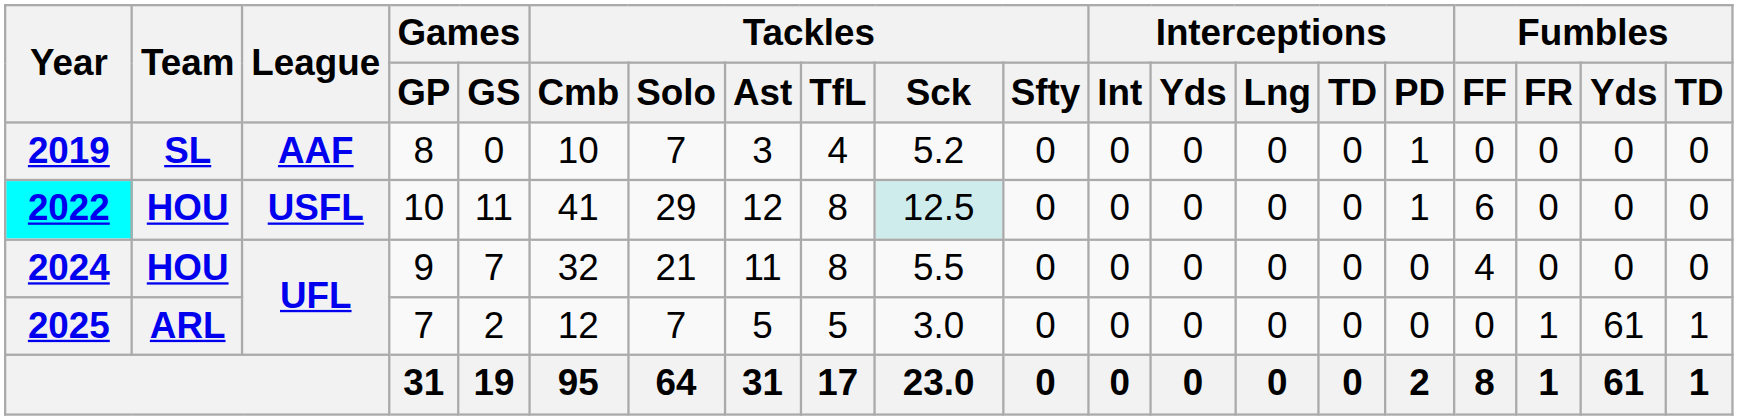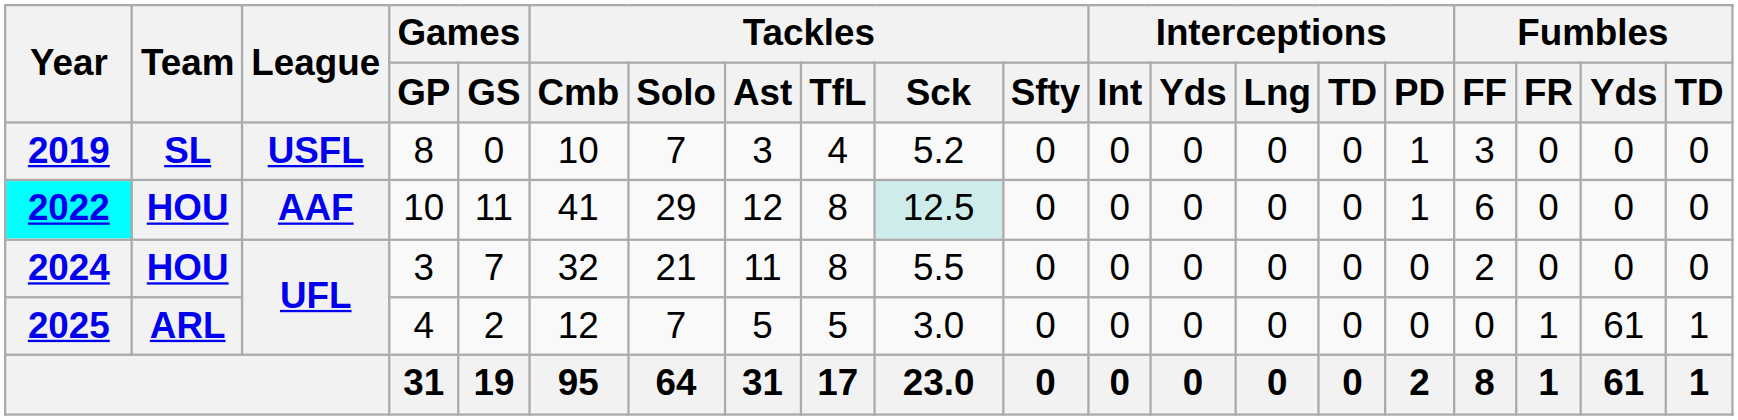(316, 150) AAF -> (316, 150) USFL
(1485, 150) 0 -> (1485, 150) 3
(316, 208) USFL -> (316, 208) AAF
(424, 267) 9 -> (424, 267) 3
(1485, 267) 4 -> (1485, 267) 2
(424, 325) 7 -> (424, 325) 4
